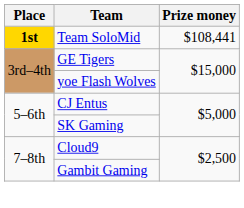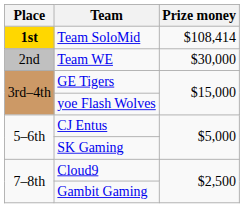(210, 37) $108,441 -> (210, 37) $108,414
+ row: (85, 59)
